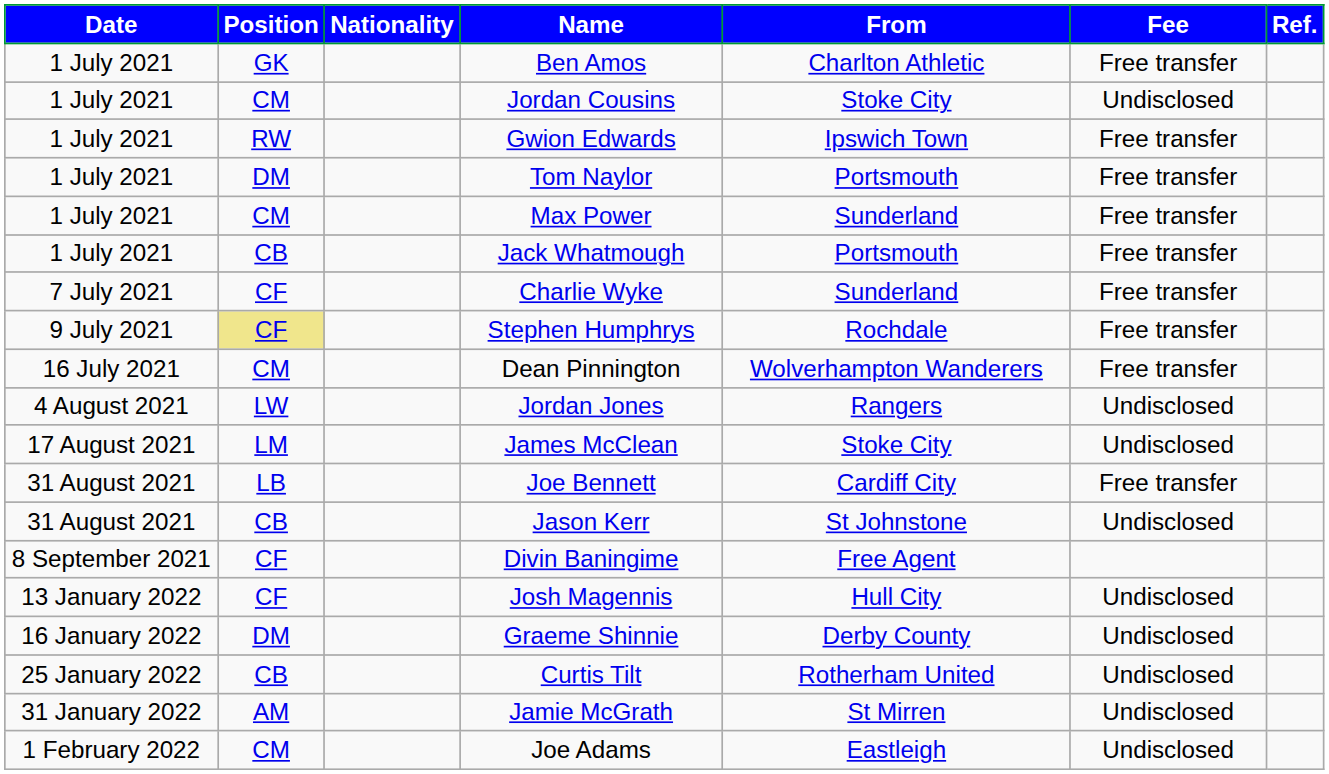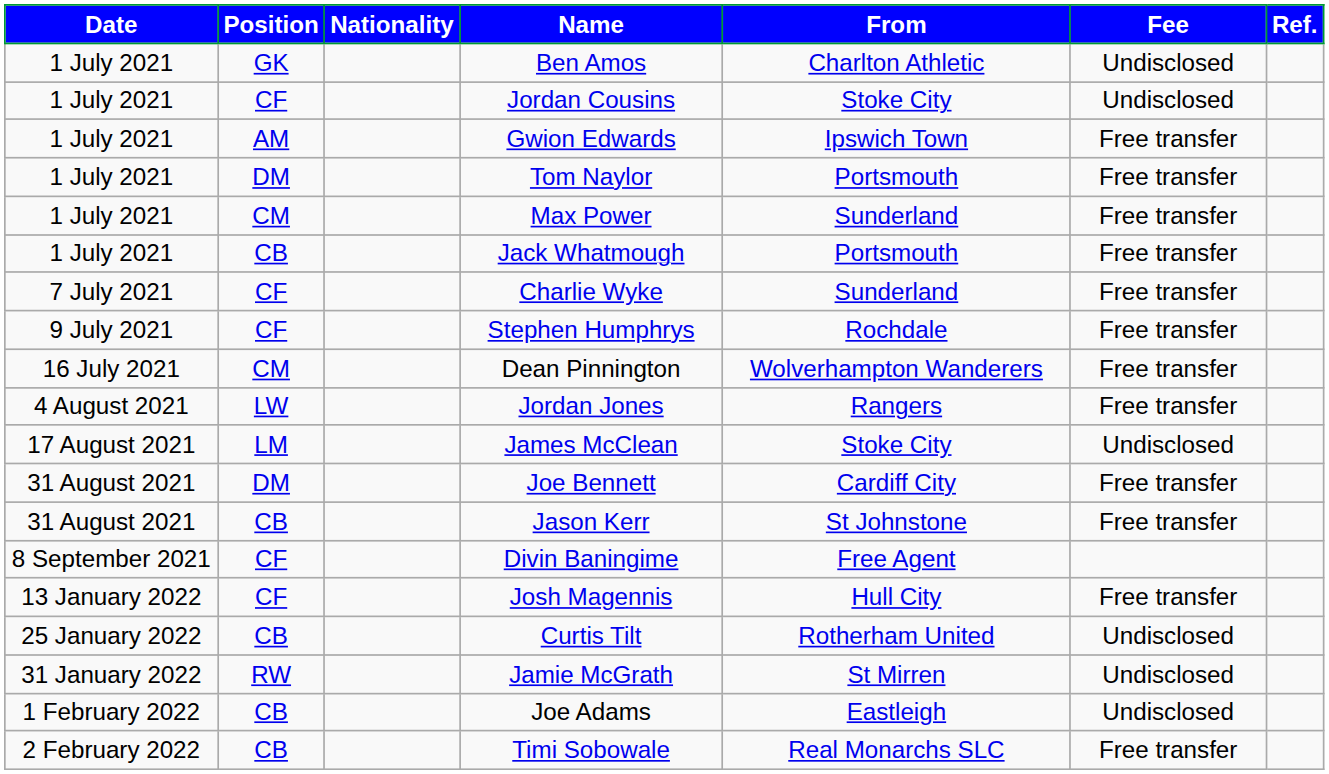(1168, 63) Free transfer -> (1168, 63) Undisclosed
(271, 101) CM -> (271, 101) CF
(271, 139) RW -> (271, 139) AM
(271, 330) khaki background -> (271, 330) no background
(1168, 407) Undisclosed -> (1168, 407) Free transfer
(271, 483) LB -> (271, 483) DM
(1168, 521) Undisclosed -> (1168, 521) Free transfer
(1168, 598) Undisclosed -> (1168, 598) Free transfer
- row: (591, 636)
(271, 712) AM -> (271, 674) RW
(271, 751) CM -> (271, 712) CB
+ row: (591, 751)
